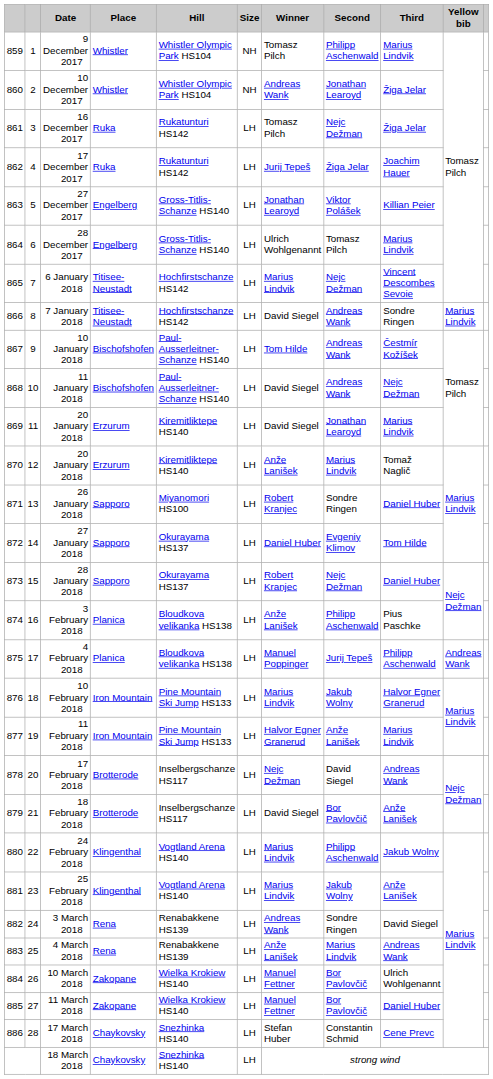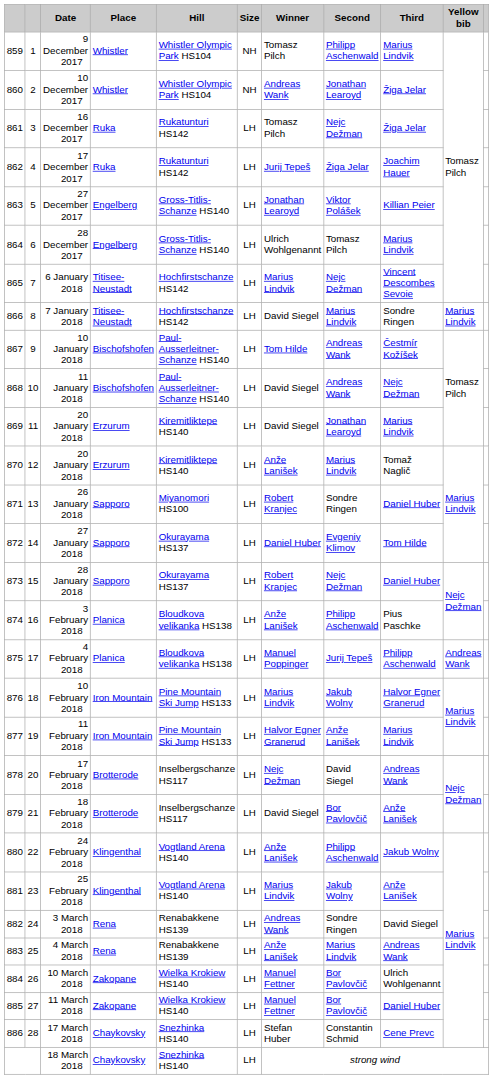(344, 316) Andreas Wank -> (341, 316) Marius Lindvik
(279, 852) Marius Lindvik -> (281, 852) Anže Lanišek
